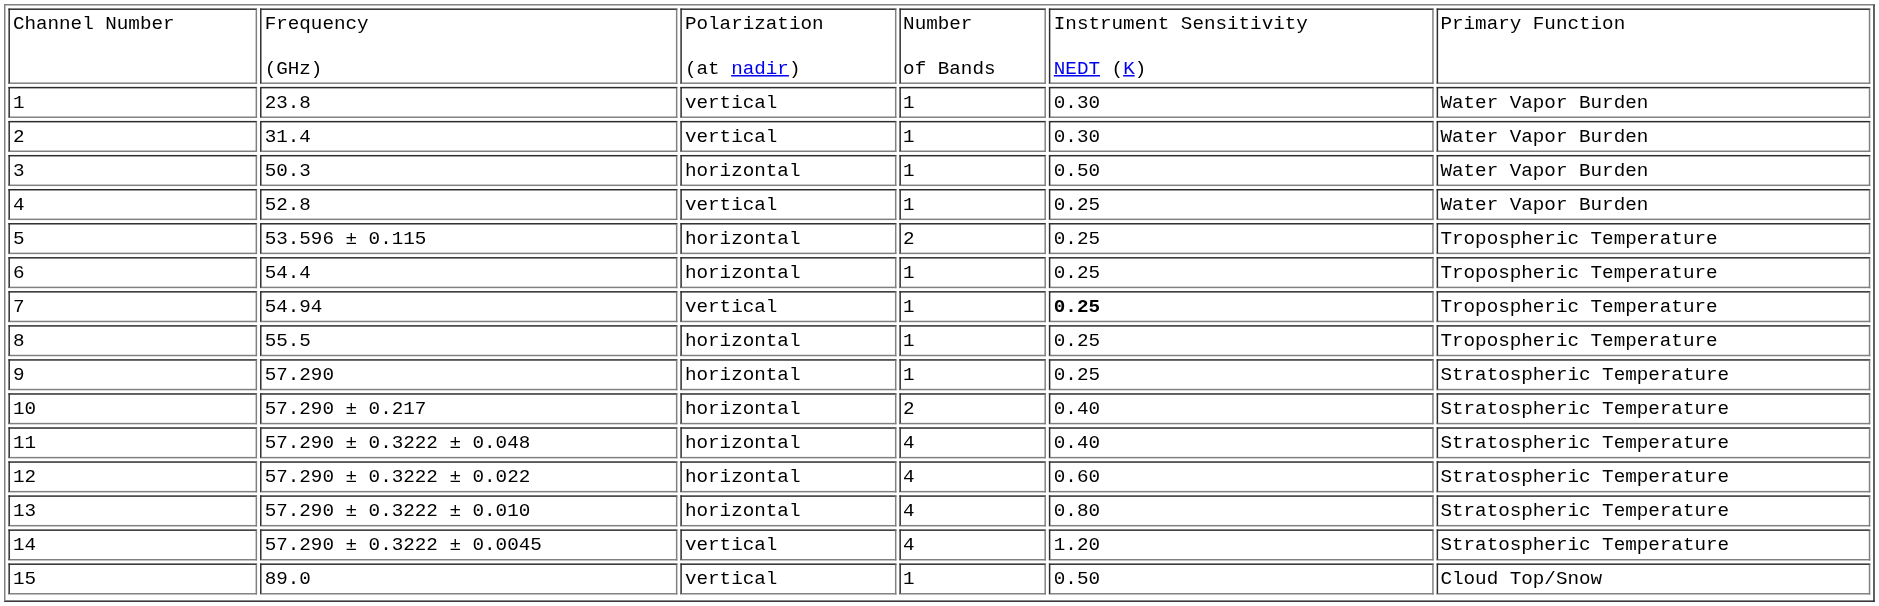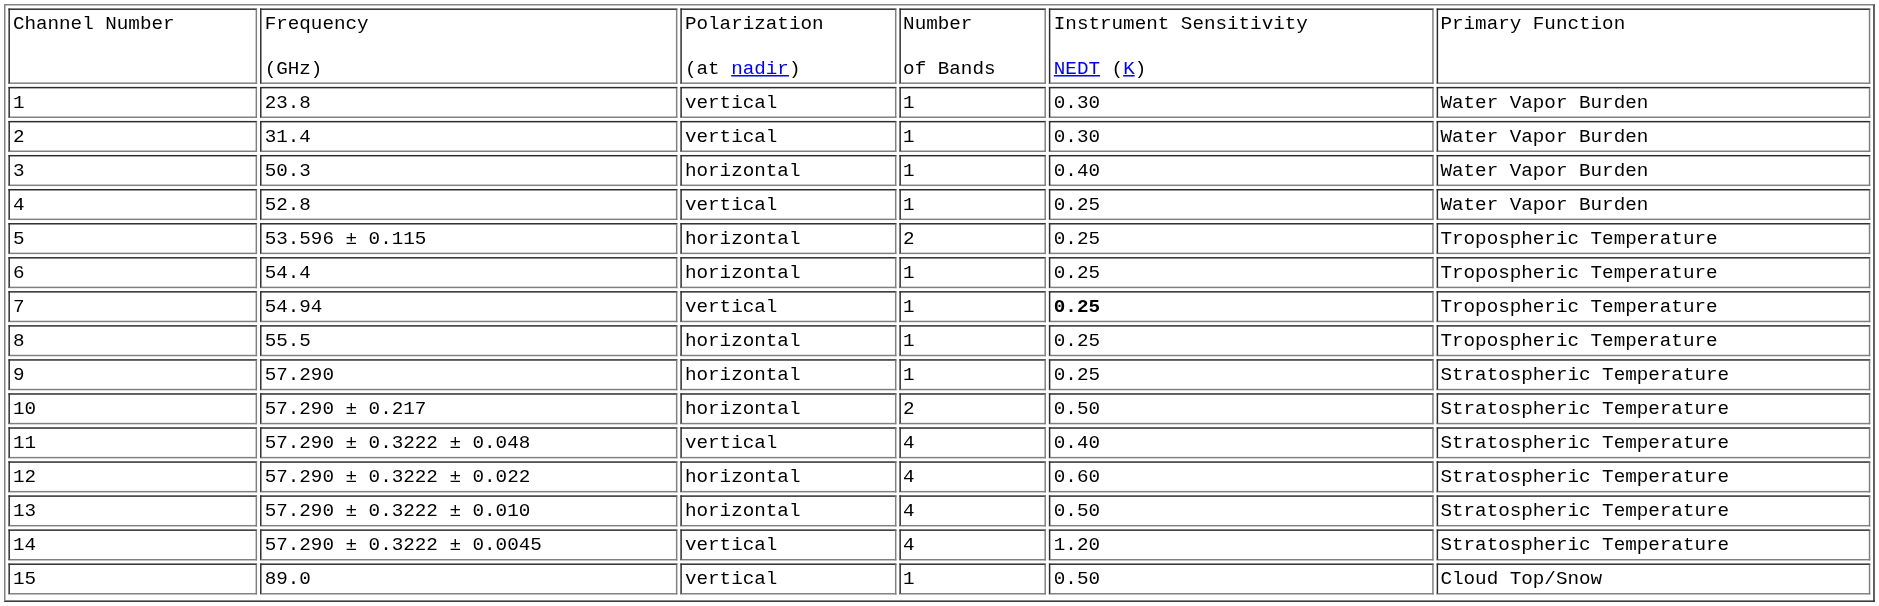(1077, 171) 0.50 -> (1077, 171) 0.40
(1077, 409) 0.40 -> (1077, 409) 0.50
(743, 443) horizontal -> (731, 443) vertical
(1077, 511) 0.80 -> (1077, 511) 0.50
